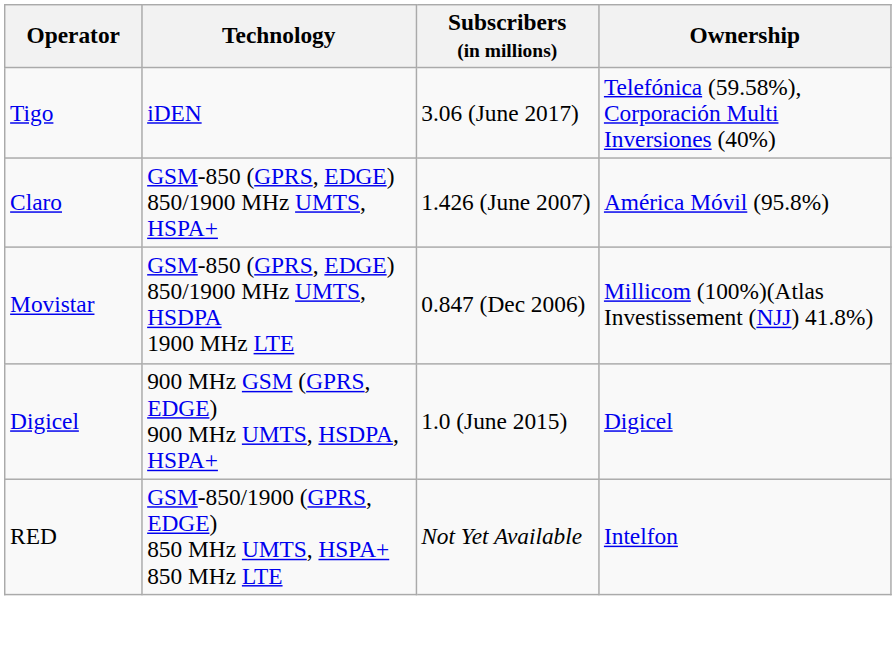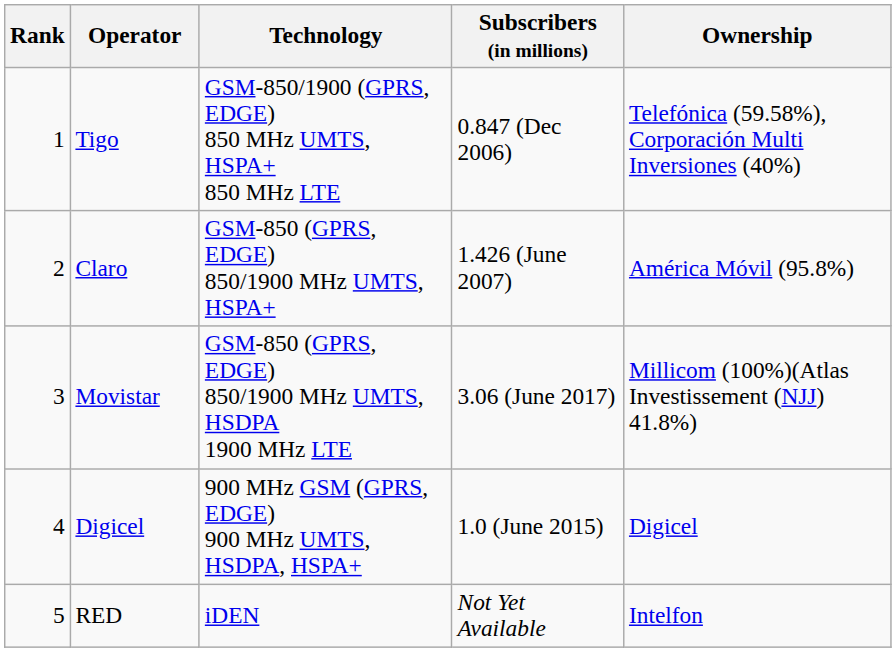+ column: (37, 36)
(174, 112) iDEN -> (317, 138) GSM-850/1900 (GPRS, EDGE) 850 MHz UMTS, HSPA+ 850 MHz LTE
(500, 112) 3.06 (June 2017) -> (509, 138) 0.847 (Dec 2006)
(503, 304) 0.847 (Dec 2006) -> (536, 396) 3.06 (June 2017)
(268, 536) GSM-850/1900 (GPRS, EDGE) 850 MHz UMTS, HSPA+ 850 MHz LTE -> (232, 615) iDEN
